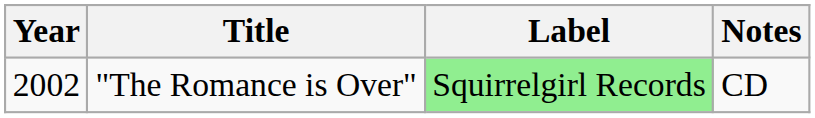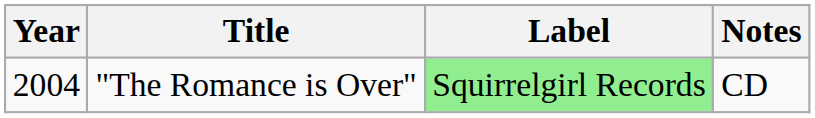(46, 84) 2002 -> (46, 84) 2004
